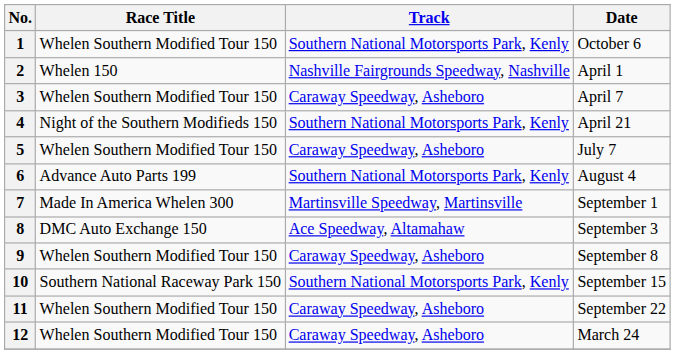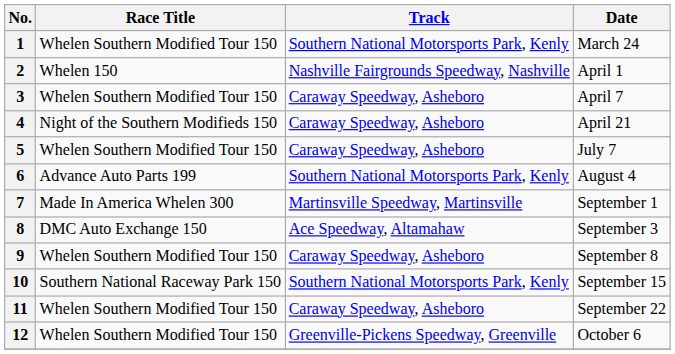(609, 43) October 6 -> (608, 43) March 24
(429, 123) Southern National Motorsports Park, Kenly -> (386, 123) Caraway Speedway, Asheboro
(386, 335) Caraway Speedway, Asheboro -> (422, 335) Greenville-Pickens Speedway, Greenville
(608, 335) March 24 -> (609, 335) October 6
